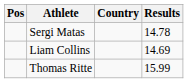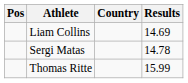rows swapped: (60, 50) <-> (57, 31)
